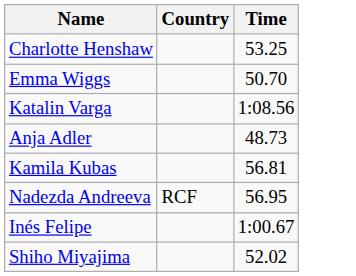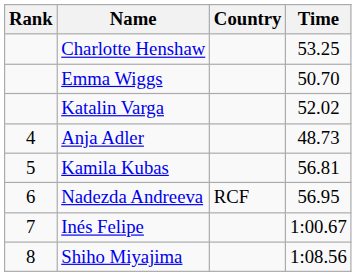+ column: (31, 19)
(266, 108) 1:08.56 -> (318, 108) 52.02
(266, 256) 52.02 -> (318, 256) 1:08.56
